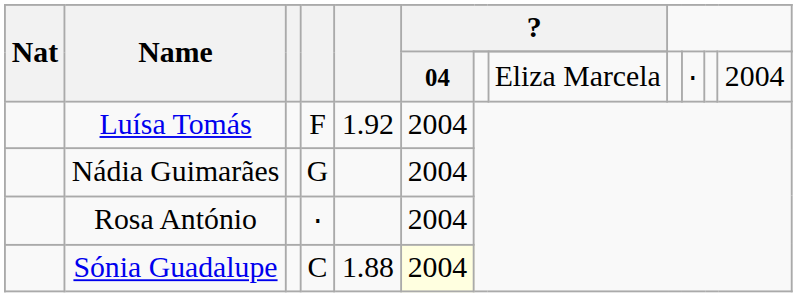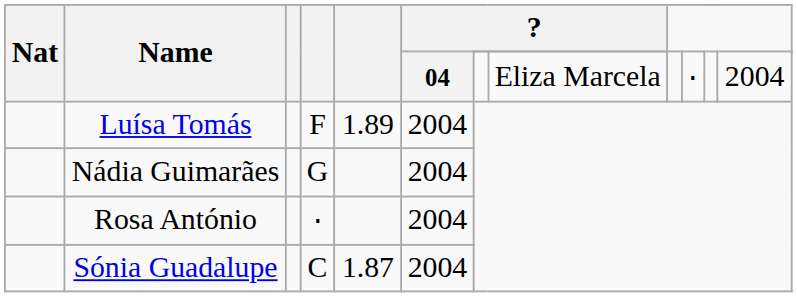(368, 124) 1.92 -> (368, 124) 1.89
(368, 267) 1.88 -> (368, 267) 1.87
(437, 267) lightyellow background -> (437, 267) no background
